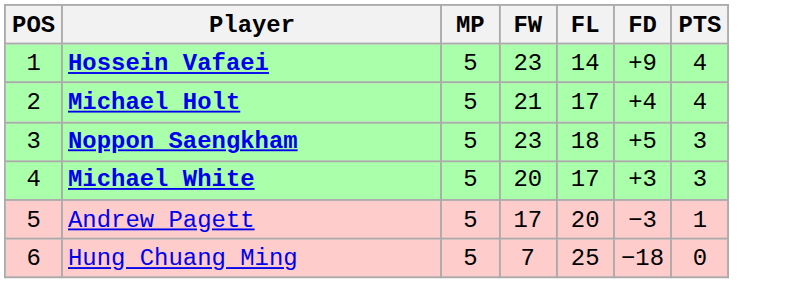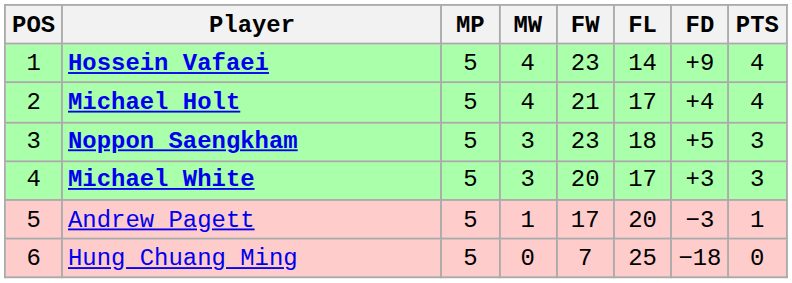+ column: (528, 24)
